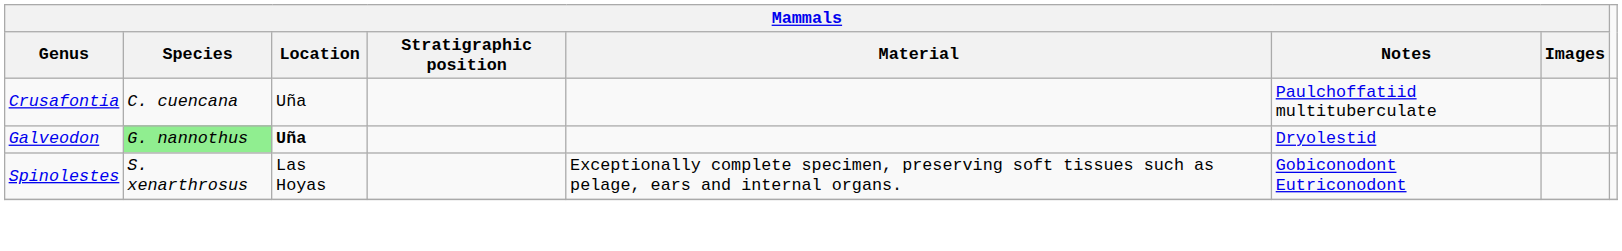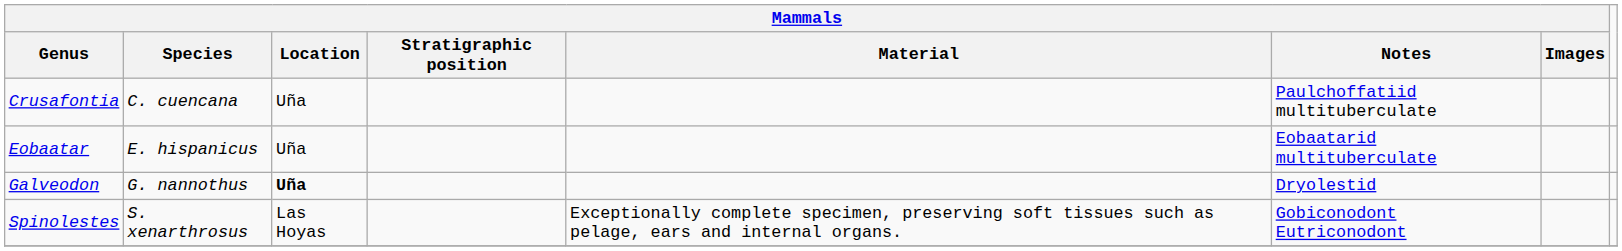+ row: (49, 149)
(188, 139) lightgreen background -> (188, 186) no background
